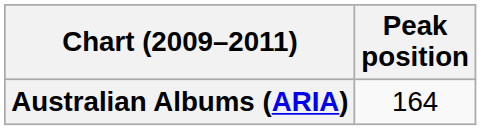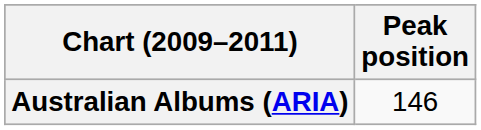(415, 101) 164 -> (415, 101) 146
